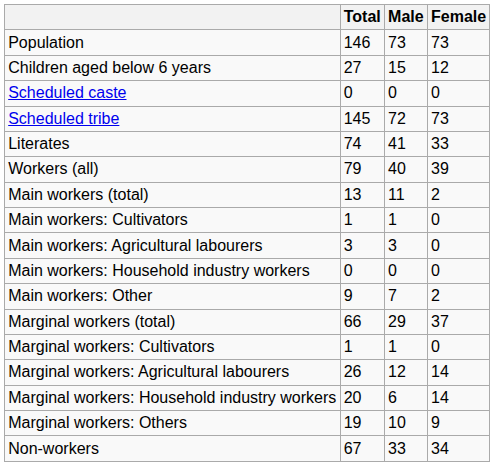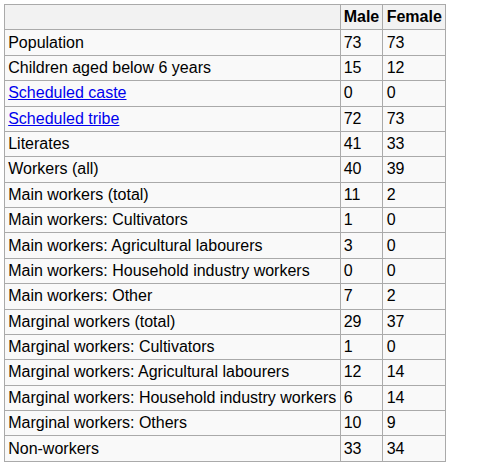- column: (362, 17)
